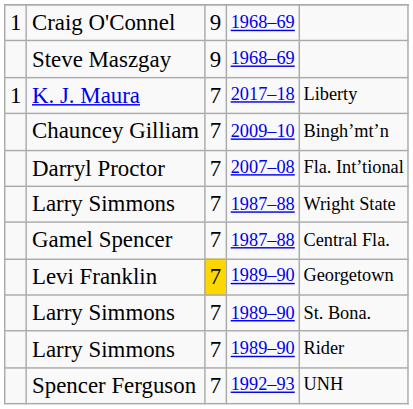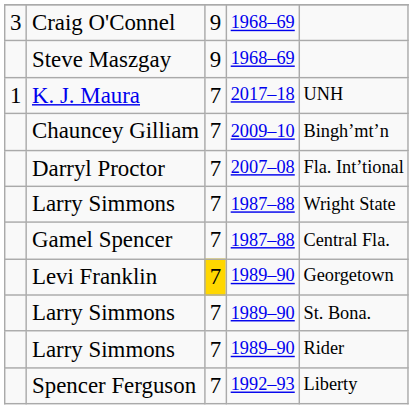(16, 22) 1 -> (16, 22) 3
(330, 95) Liberty -> (323, 95) UNH
(323, 385) UNH -> (330, 385) Liberty
